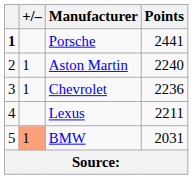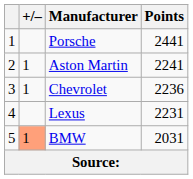(12, 41) bold -> (12, 41) normal
(169, 65) 2240 -> (169, 65) 2241
(169, 114) 2211 -> (169, 114) 2231
